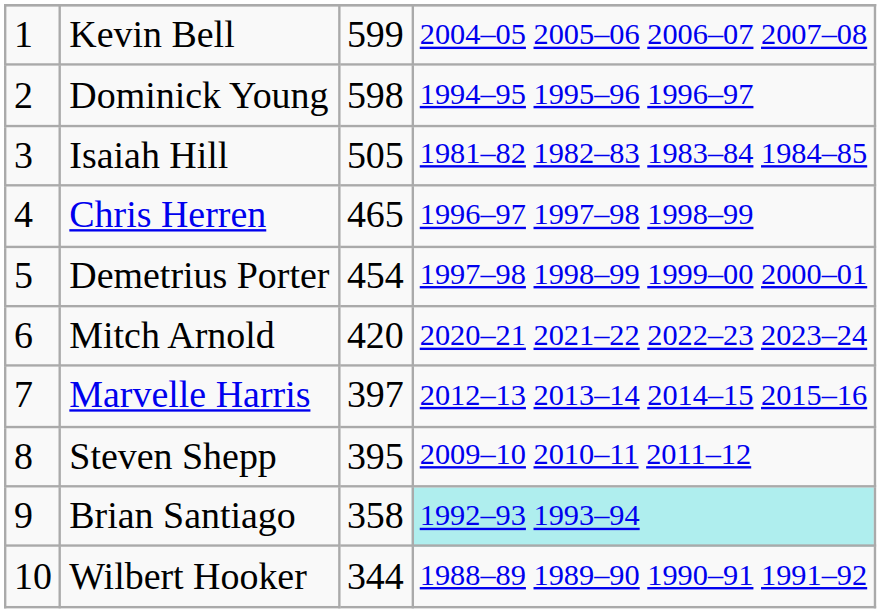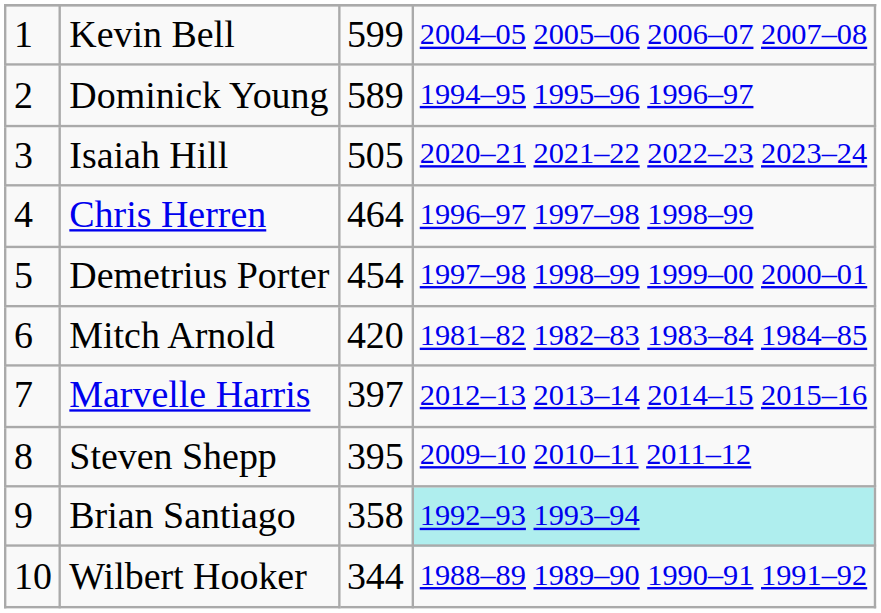(375, 94) 598 -> (375, 94) 589
(643, 154) 1981–82 1982–83 1983–84 1984–85 -> (643, 154) 2020–21 2021–22 2022–23 2023–24
(375, 214) 465 -> (375, 214) 464
(643, 335) 2020–21 2021–22 2022–23 2023–24 -> (643, 335) 1981–82 1982–83 1983–84 1984–85
